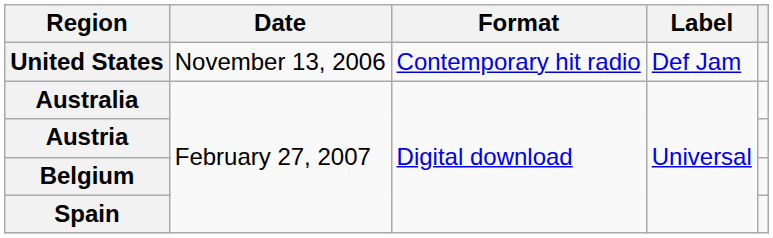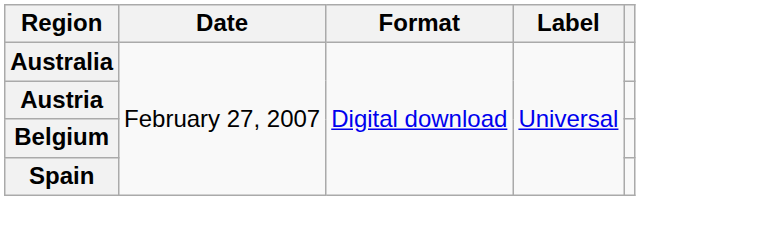- row: (87, 61)
